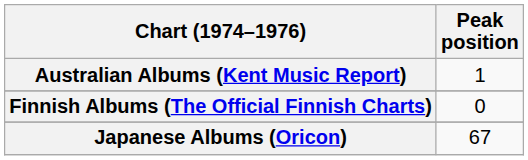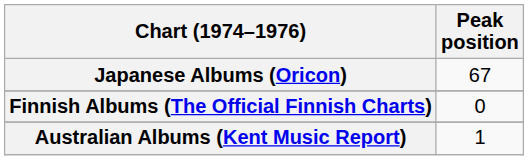rows swapped: (221, 74) <-> (221, 138)
